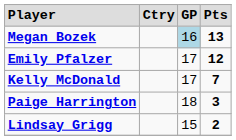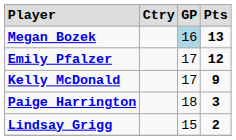(216, 81) 7 -> (216, 81) 9
